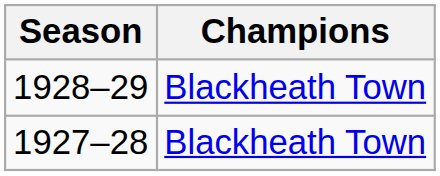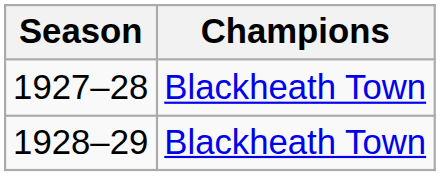rows swapped: (81, 142) <-> (81, 87)
